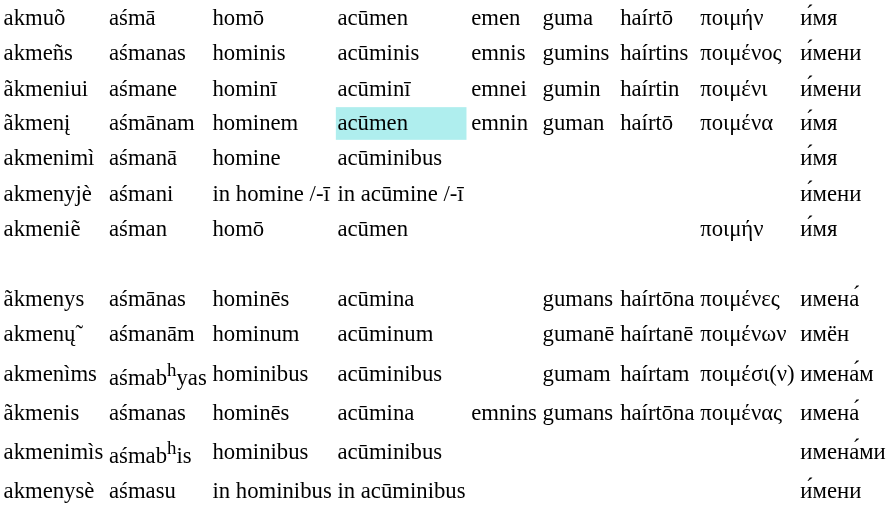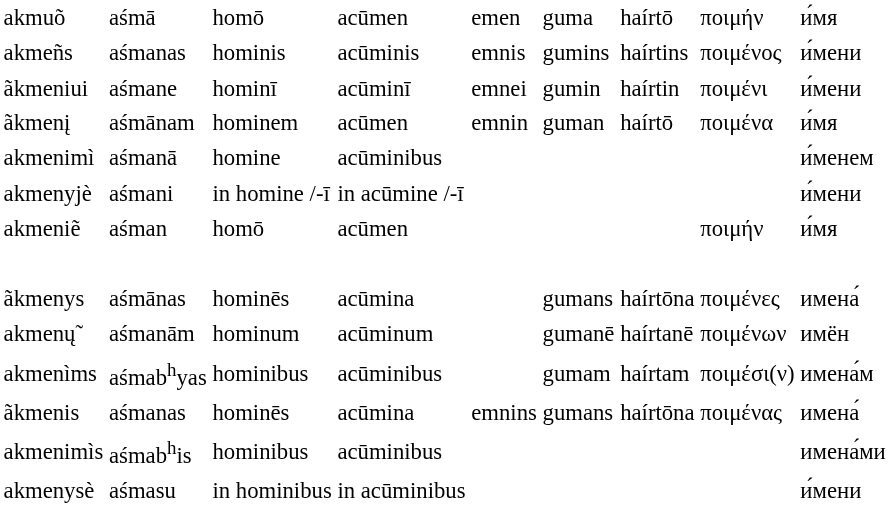(373, 123) paleturquoise background -> (373, 123) no background
(819, 158) и́мя -> (837, 158) и́менем
